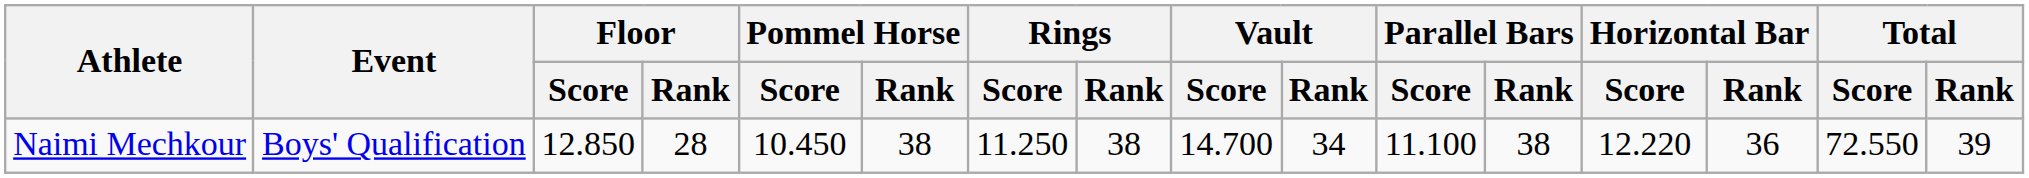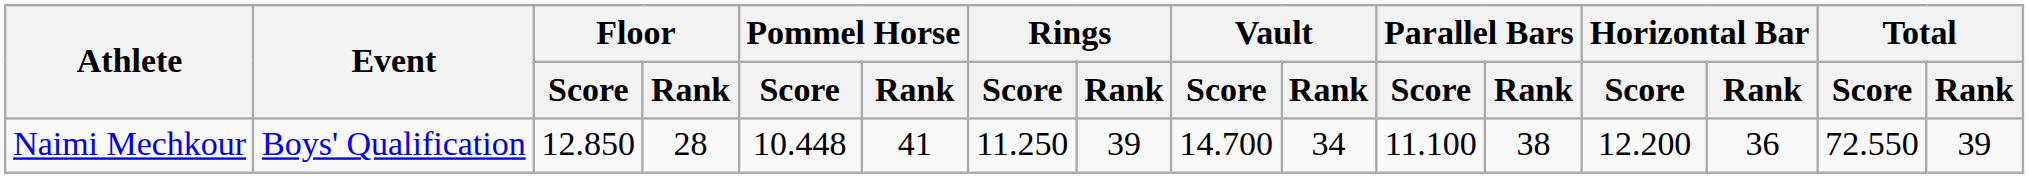(800, 145) 10.450 -> (800, 145) 10.448
(915, 145) 38 -> (915, 145) 41
(1124, 145) 38 -> (1124, 145) 39
(1645, 145) 12.220 -> (1645, 145) 12.200
